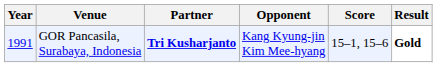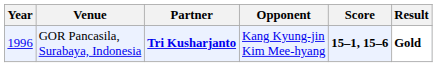(20, 43) 1991 -> (20, 43) 1996
(360, 43) normal -> (360, 43) bold
